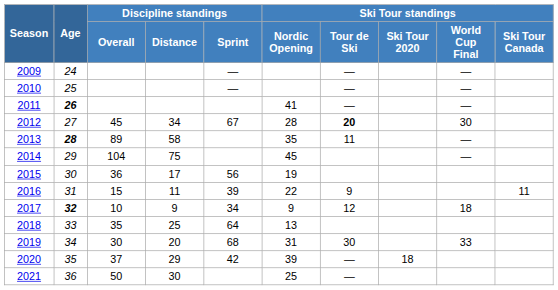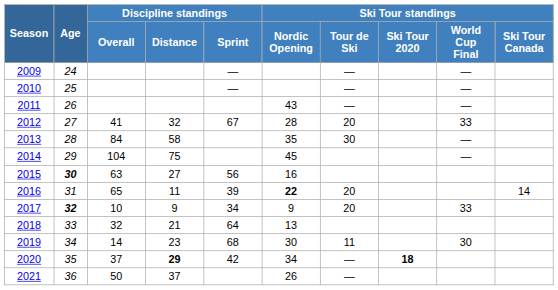(70, 106) bold -> (70, 106) normal
(291, 106) 41 -> (291, 106) 43
(116, 123) 45 -> (116, 123) 41
(175, 123) 34 -> (175, 123) 32
(349, 123) bold -> (349, 123) normal
(466, 123) 30 -> (466, 123) 33
(70, 140) bold -> (70, 140) normal
(116, 140) 89 -> (116, 140) 84
(349, 140) 11 -> (349, 140) 30
(70, 174) normal -> (70, 174) bold
(116, 174) 36 -> (116, 174) 63
(175, 174) 17 -> (175, 174) 27
(291, 174) 19 -> (291, 174) 16
(116, 191) 15 -> (116, 191) 65
(291, 191) normal -> (291, 191) bold
(349, 191) 9 -> (349, 191) 20
(524, 191) 11 -> (524, 191) 14
(349, 208) 12 -> (349, 208) 20
(466, 208) 18 -> (466, 208) 33
(116, 225) 35 -> (116, 225) 32
(175, 225) 25 -> (175, 225) 21
(116, 242) 30 -> (116, 242) 14
(175, 242) 20 -> (175, 242) 23
(291, 242) 31 -> (291, 242) 30
(349, 242) 30 -> (349, 242) 11
(466, 242) 33 -> (466, 242) 30
(175, 259) normal -> (175, 259) bold
(291, 259) 39 -> (291, 259) 34
(408, 259) normal -> (408, 259) bold
(175, 276) 30 -> (175, 276) 37
(291, 276) 25 -> (291, 276) 26
